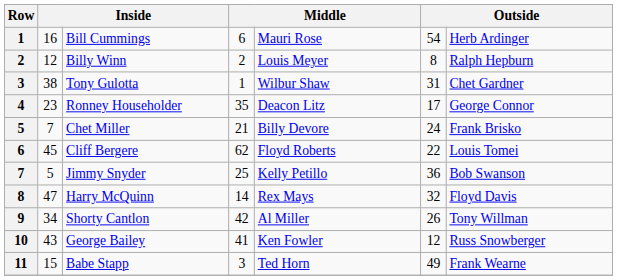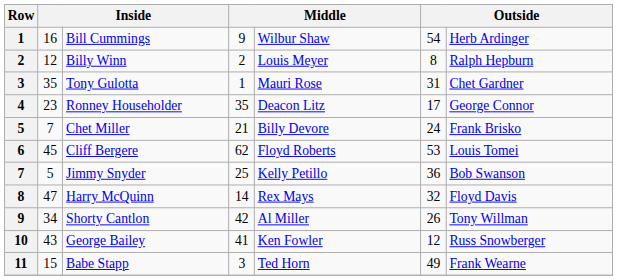(242, 38) 6 -> (242, 38) 9
(290, 38) Mauri Rose -> (294, 38) Wilbur Shaw
(50, 83) 38 -> (50, 83) 35
(294, 83) Wilbur Shaw -> (290, 83) Mauri Rose
(433, 151) 22 -> (433, 151) 53
